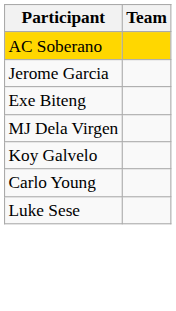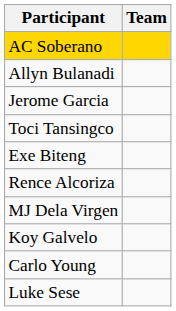+ row: (62, 73)
+ row: (61, 127)
+ row: (62, 182)
